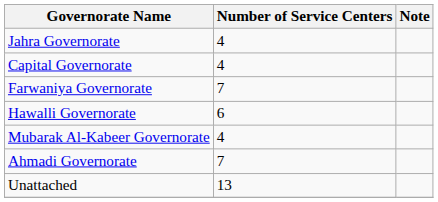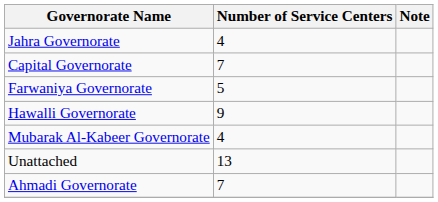(221, 64) 4 -> (221, 64) 7
(221, 88) 7 -> (221, 88) 5
(221, 112) 6 -> (221, 112) 9
rows swapped: (72, 161) <-> (43, 185)
